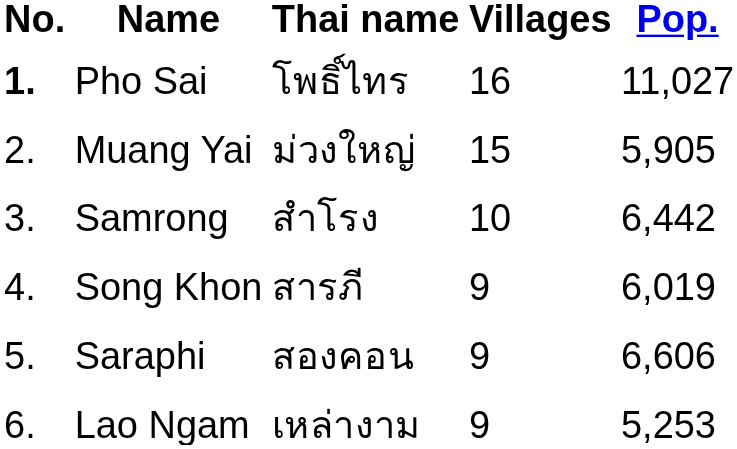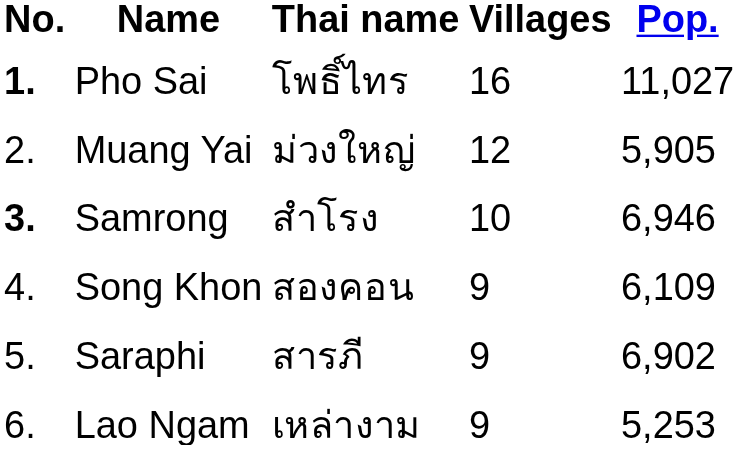(490, 148) 15 -> (490, 148) 12
(20, 217) normal -> (20, 217) bold
(668, 217) 6,442 -> (668, 217) 6,946
(318, 287) สารภี -> (343, 287) สองคอน
(668, 286) 6,019 -> (668, 286) 6,109
(343, 356) สองคอน -> (318, 356) สารภี
(668, 355) 6,606 -> (668, 355) 6,902
